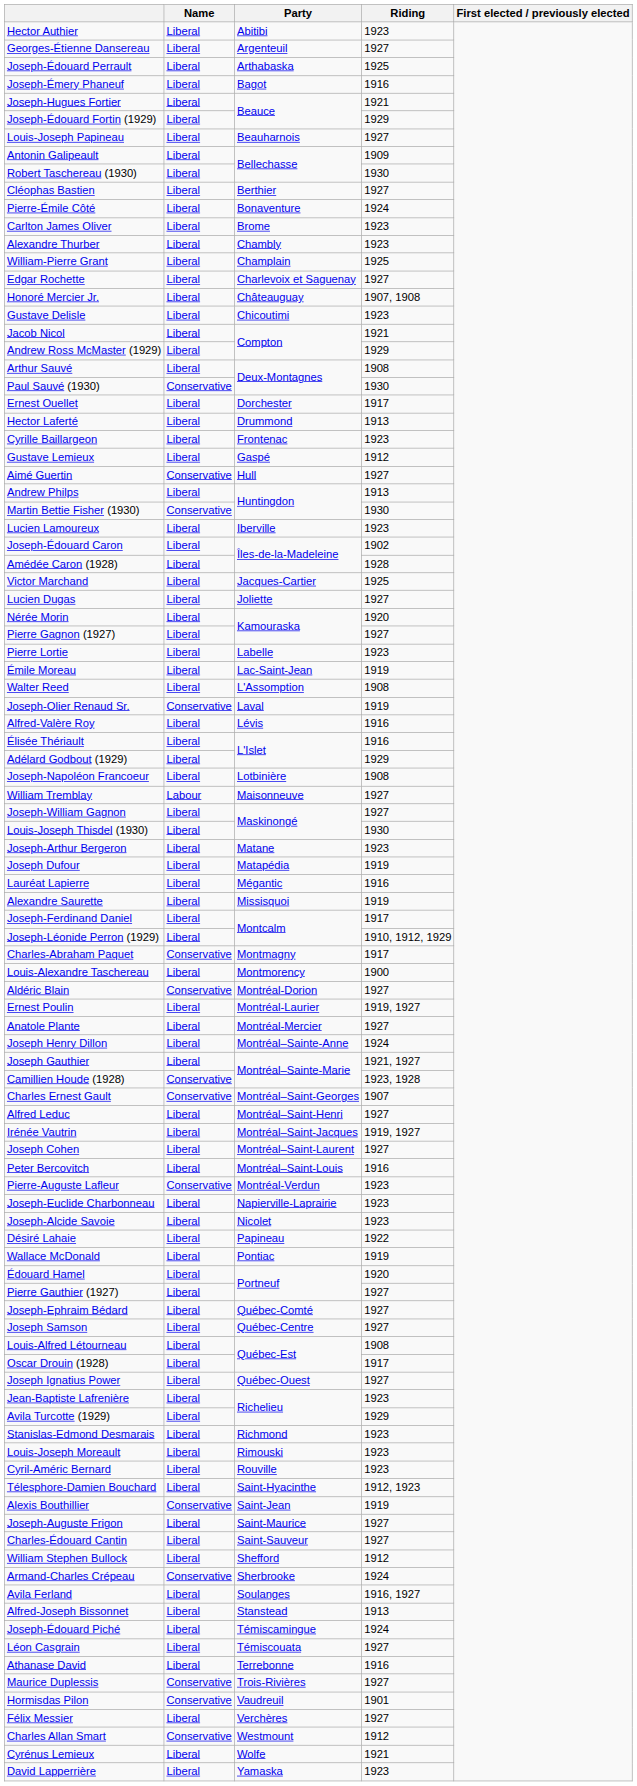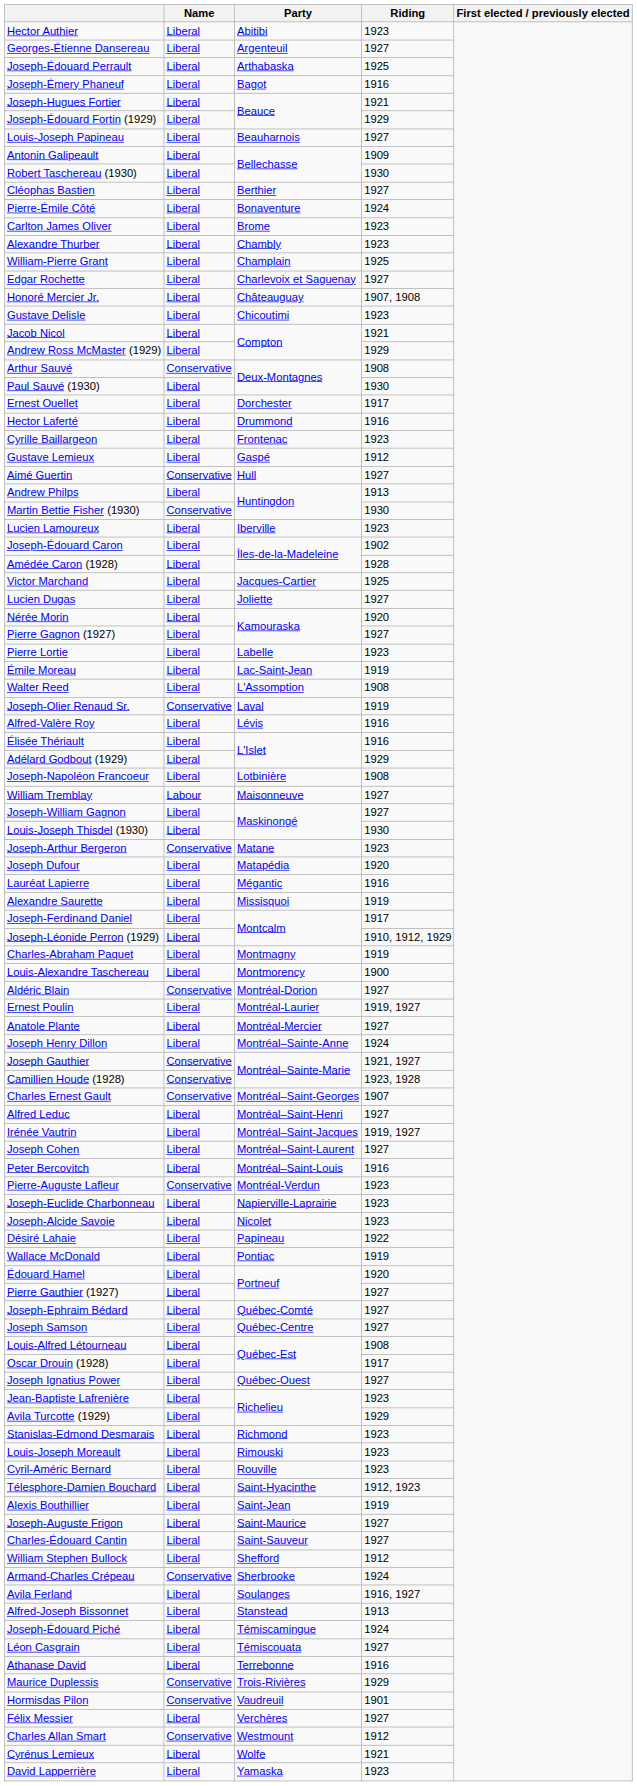(183, 368) Liberal -> (199, 368) Conservative
(199, 386) Conservative -> (183, 386) Liberal
(377, 421) 1913 -> (377, 421) 1916
(183, 848) Liberal -> (199, 848) Conservative
(377, 865) 1919 -> (377, 865) 1920
(199, 954) Conservative -> (183, 954) Liberal
(377, 954) 1917 -> (377, 954) 1919
(183, 1061) Liberal -> (199, 1061) Conservative
(199, 1505) Conservative -> (183, 1505) Liberal
(377, 1683) 1927 -> (377, 1683) 1929
